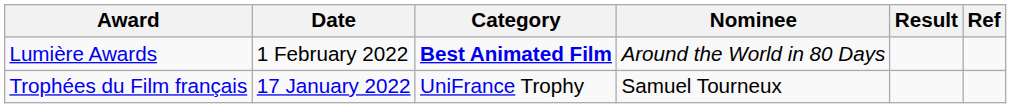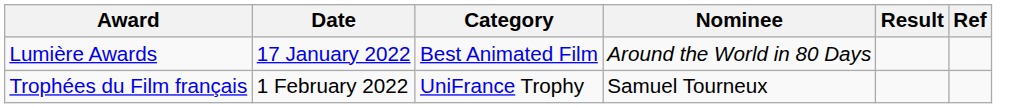(332, 53) 1 February 2022 -> (334, 53) 17 January 2022
(516, 53) bold -> (509, 53) normal
(334, 86) 17 January 2022 -> (332, 86) 1 February 2022
